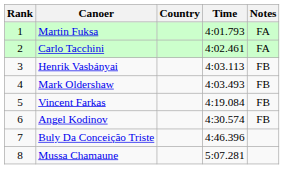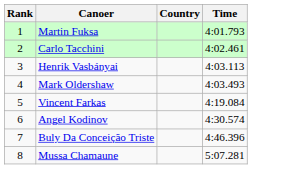- column: (263, 13)
